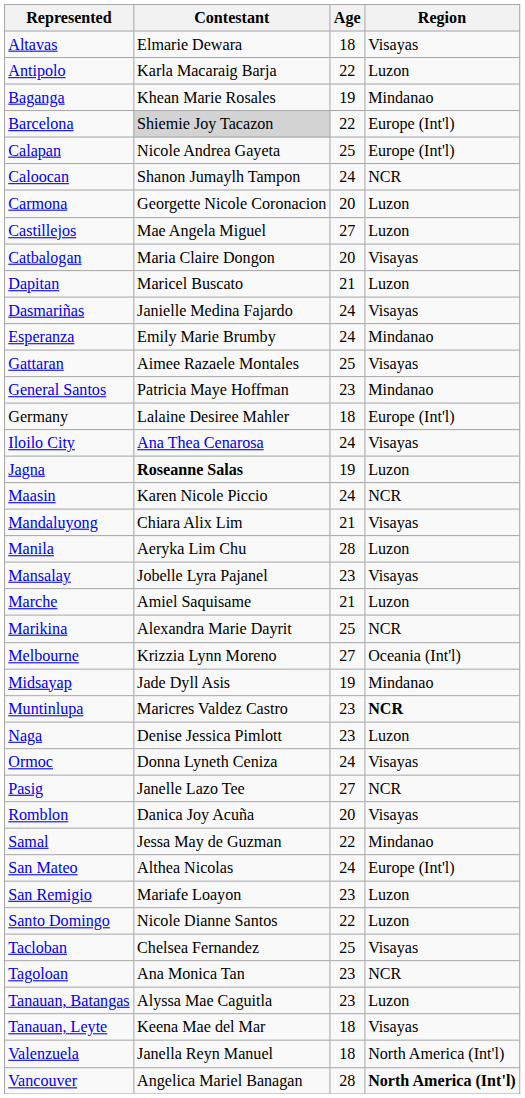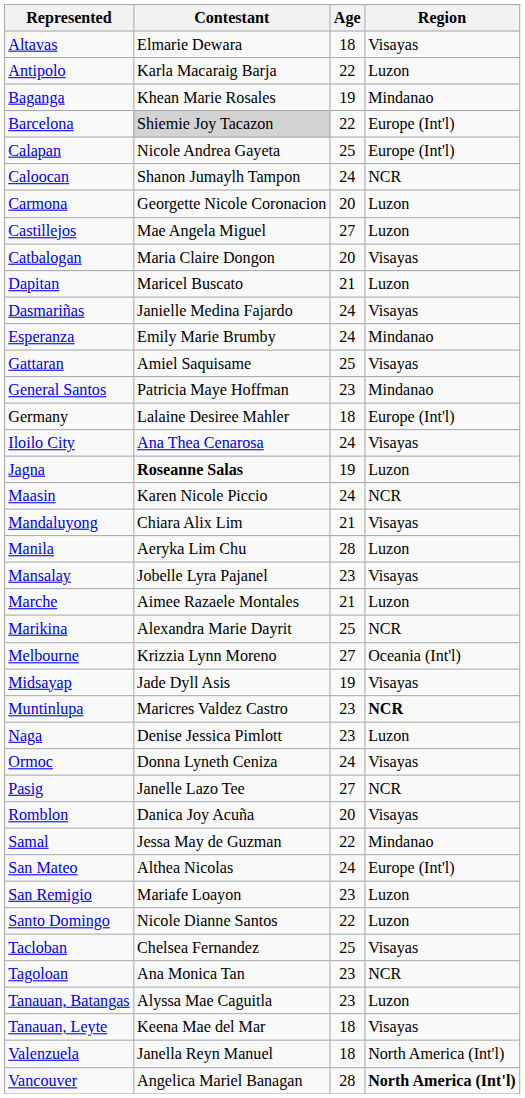(218, 363) Aimee Razaele Montales -> (194, 363) Amiel Saquisame
(194, 602) Amiel Saquisame -> (218, 602) Aimee Razaele Montales
(401, 682) Mindanao -> (393, 682) Visayas
